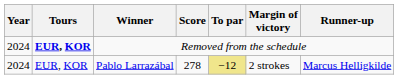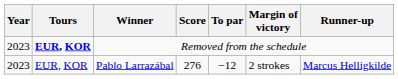(18, 46) 2024 -> (18, 46) 2023
(18, 65) 2024 -> (18, 65) 2023
(192, 65) 278 -> (192, 65) 276
(227, 65) khaki background -> (227, 65) no background
